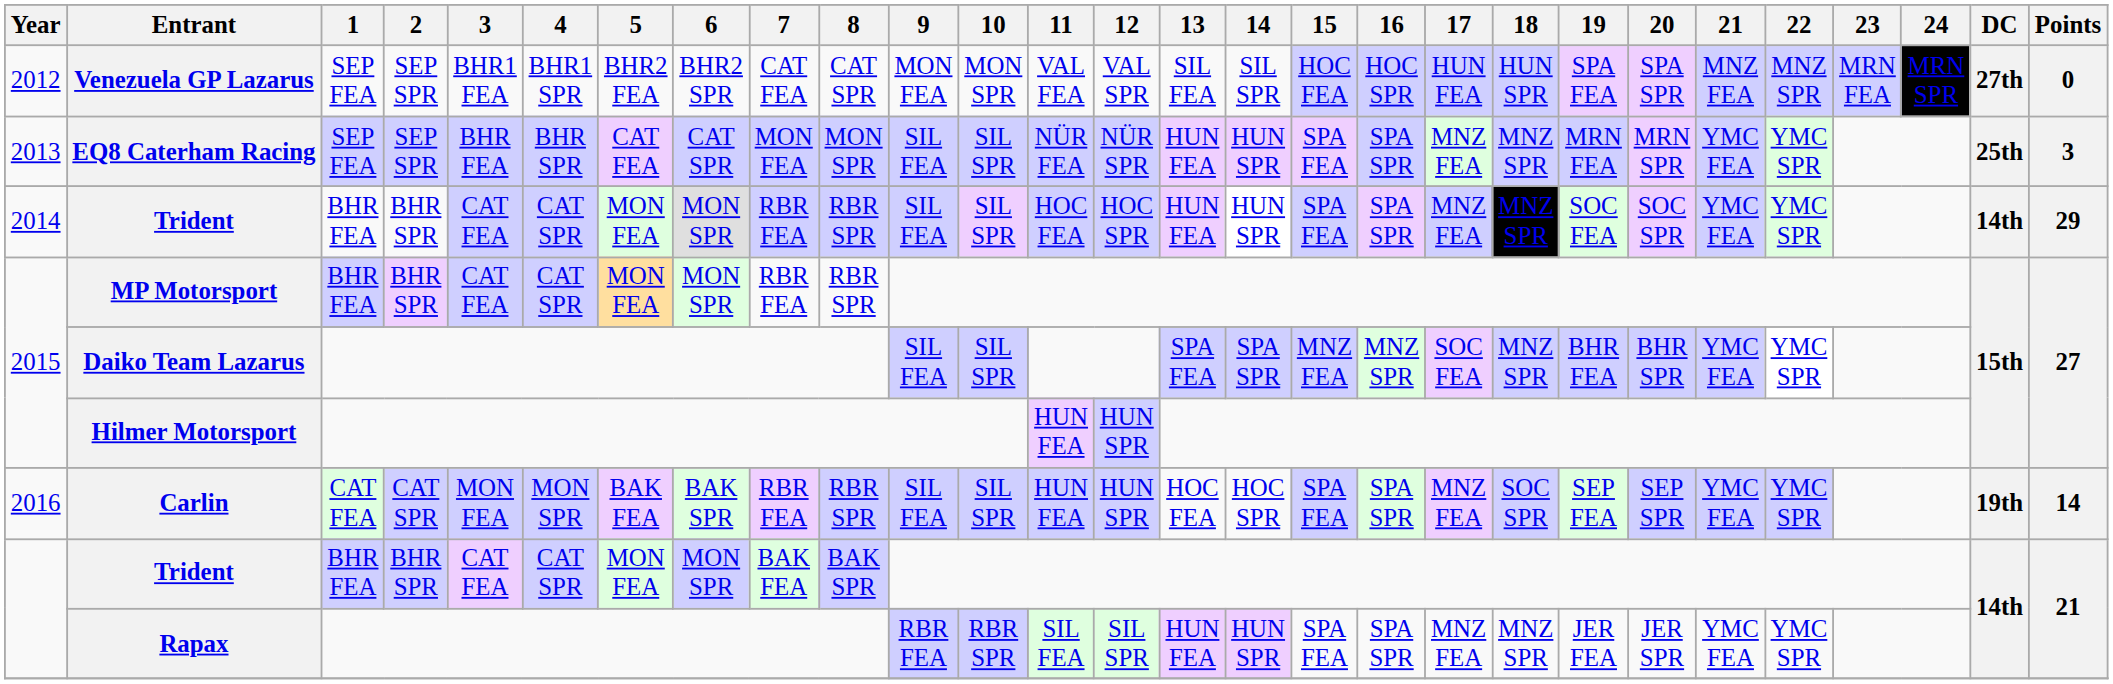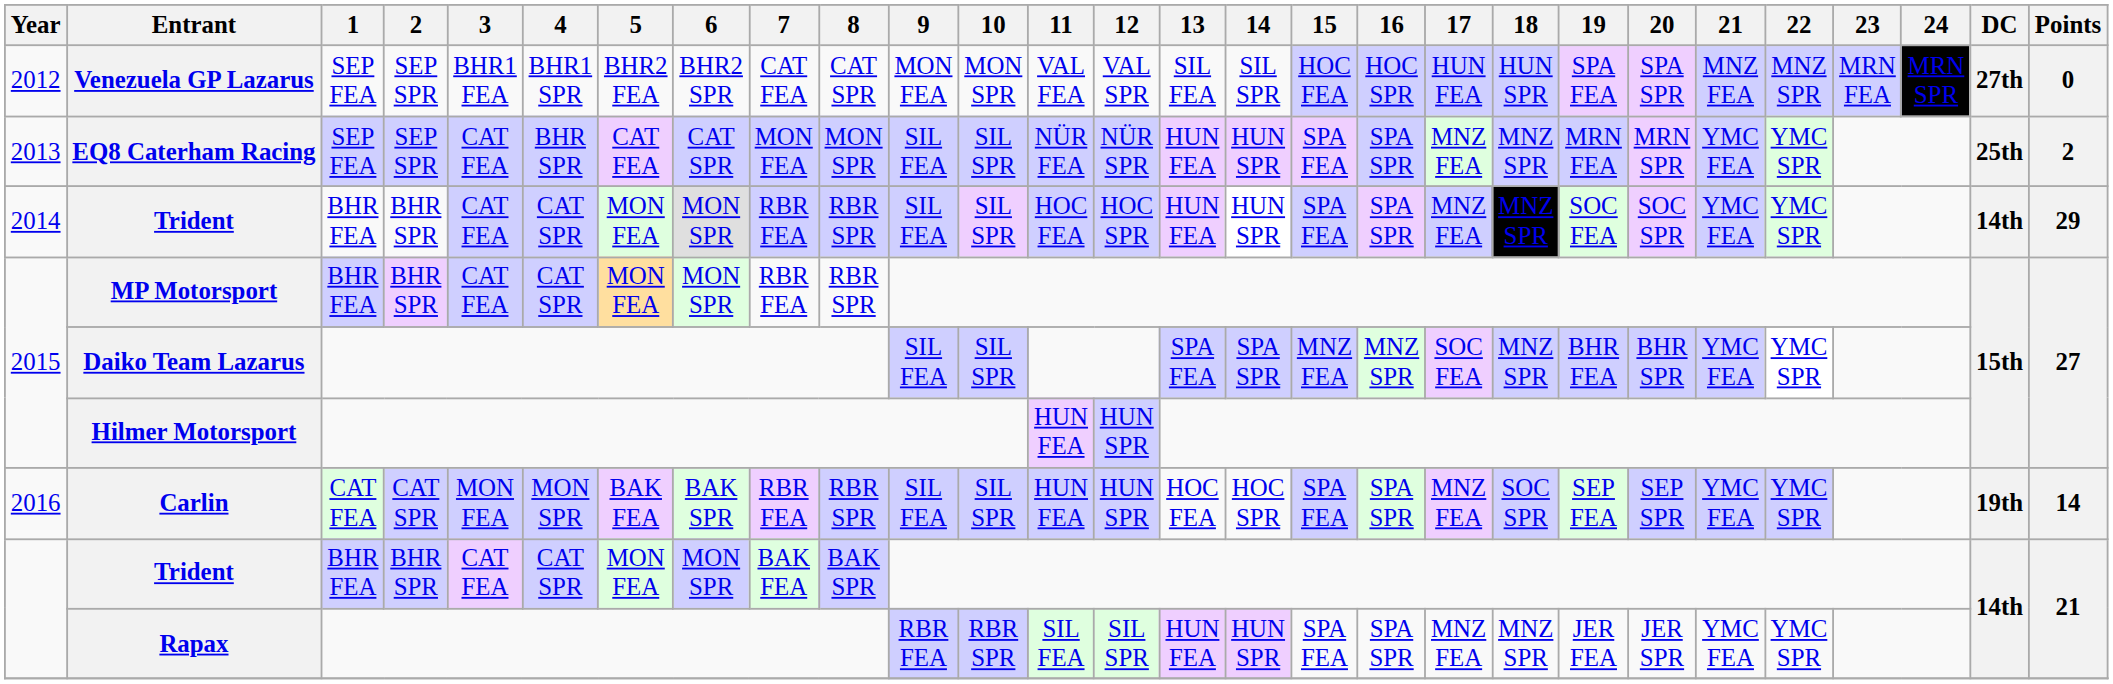(485, 150) BHR FEA -> (485, 150) CAT FEA
(2068, 150) 3 -> (2068, 150) 2
